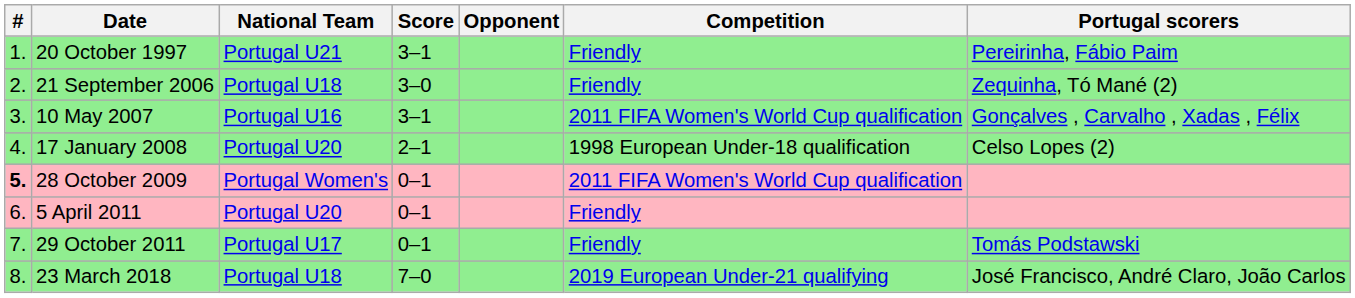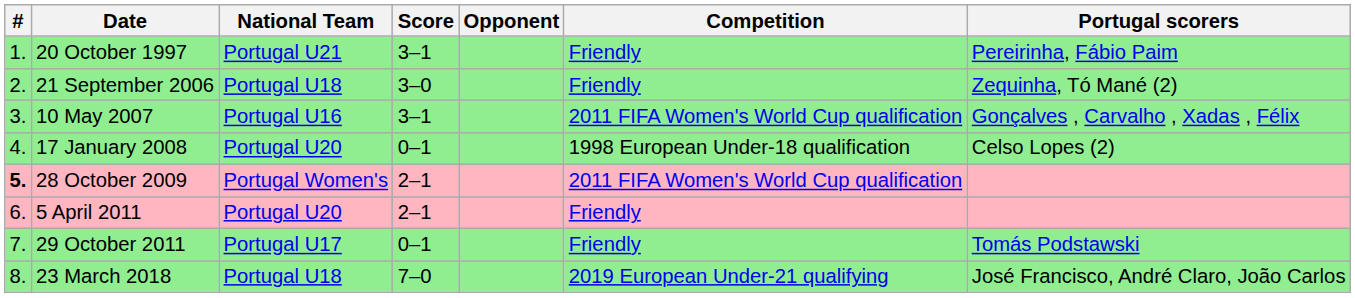(415, 148) 2–1 -> (415, 148) 0–1
(415, 180) 0–1 -> (415, 180) 2–1
(415, 212) 0–1 -> (415, 212) 2–1
